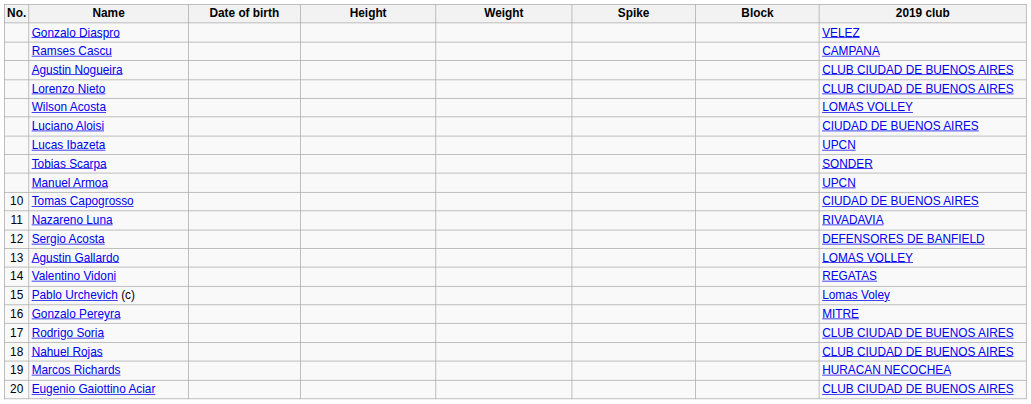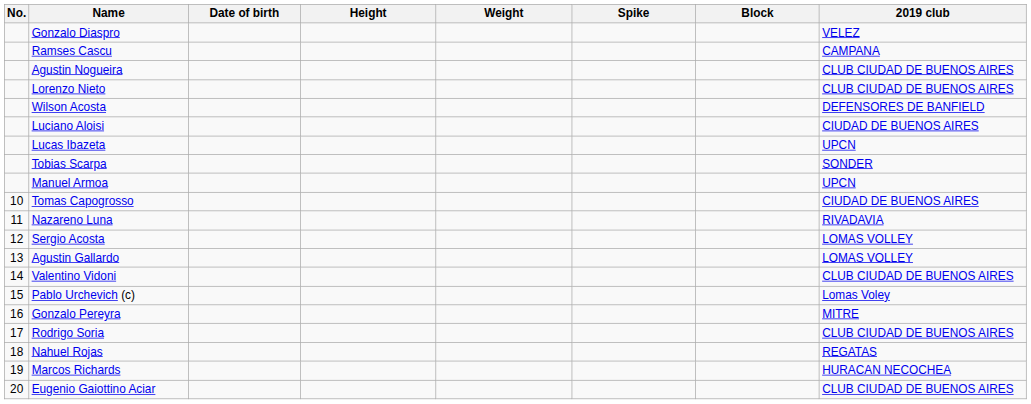(868, 107) LOMAS VOLLEY -> (903, 107) DEFENSORES DE BANFIELD
(903, 239) DEFENSORES DE BANFIELD -> (868, 239) LOMAS VOLLEY
(850, 276) REGATAS -> (918, 276) CLUB CIUDAD DE BUENOS AIRES
(918, 351) CLUB CIUDAD DE BUENOS AIRES -> (850, 351) REGATAS
